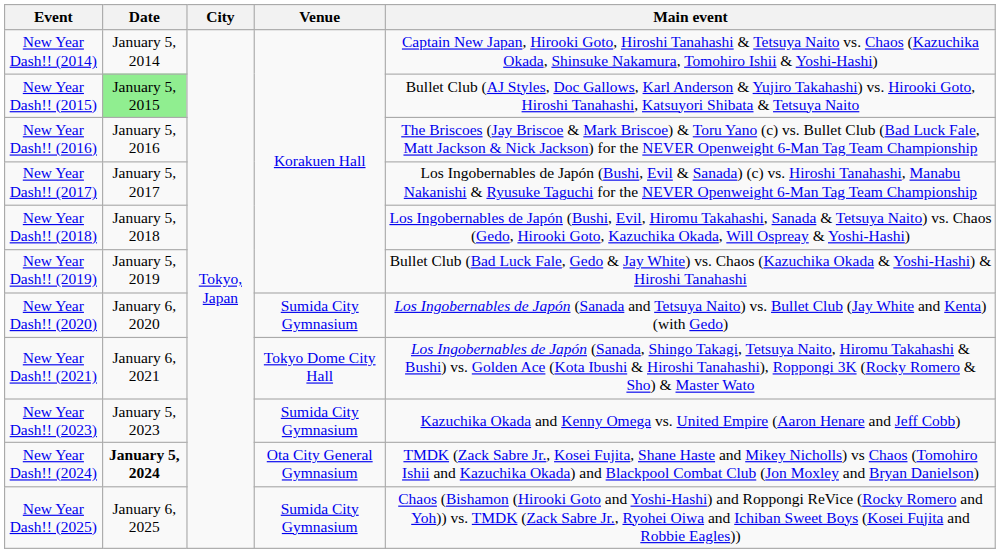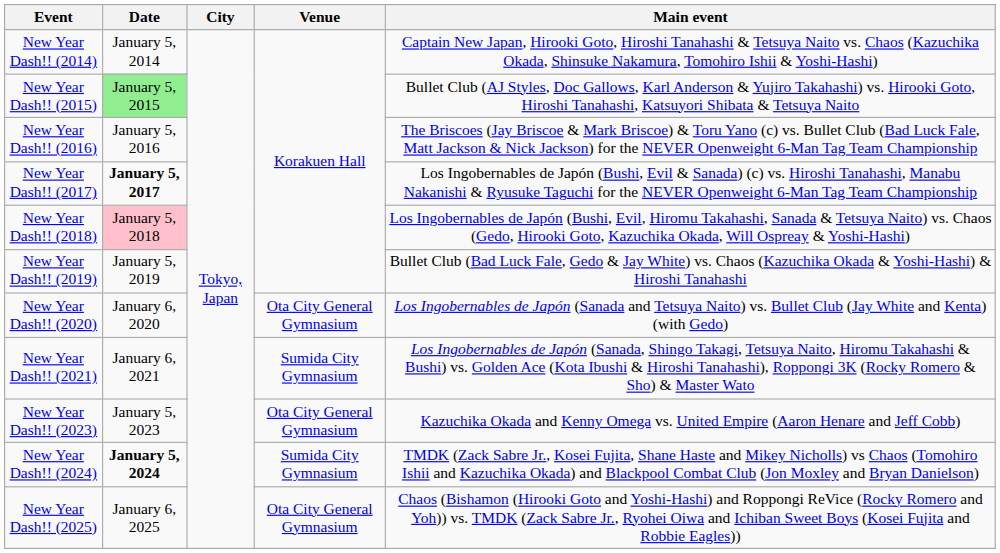(144, 183) normal -> (144, 183) bold
(144, 226) no background -> (144, 226) pink background
(320, 314) Sumida City Gymnasium -> (320, 314) Ota City General Gymnasium
(320, 367) Tokyo Dome City Hall -> (320, 367) Sumida City Gymnasium
(320, 420) Sumida City Gymnasium -> (320, 420) Ota City General Gymnasium
(320, 464) Ota City General Gymnasium -> (320, 464) Sumida City Gymnasium
(320, 517) Sumida City Gymnasium -> (320, 517) Ota City General Gymnasium
